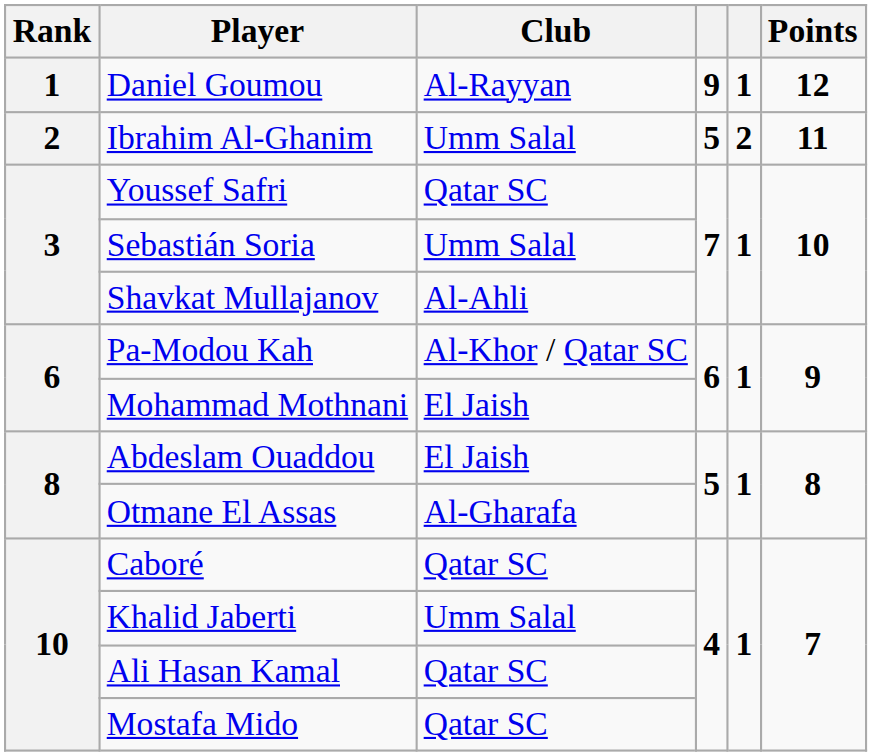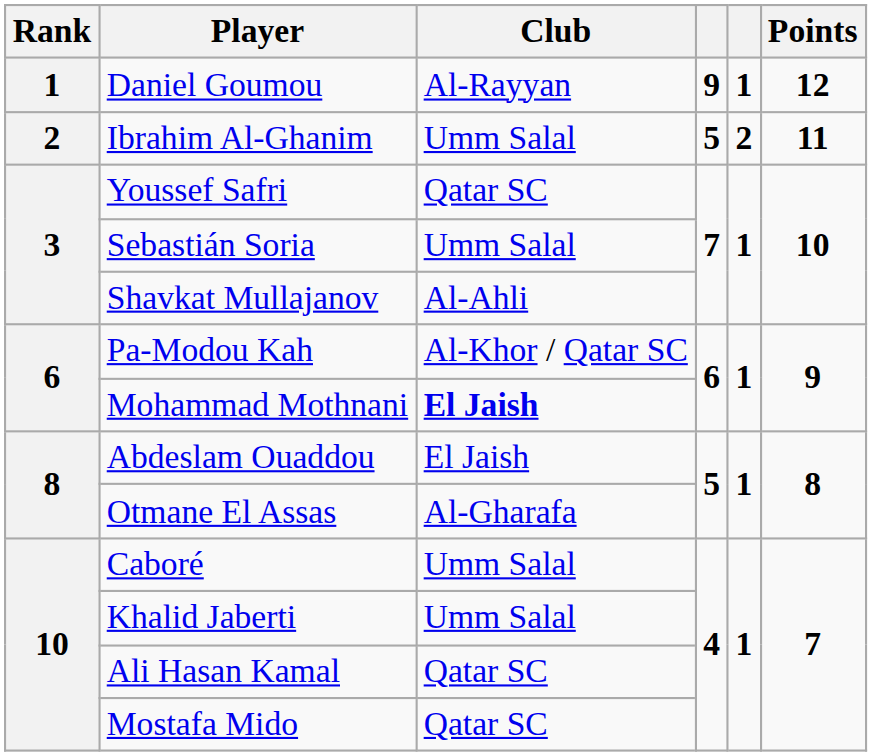(476, 404) normal -> (481, 404) bold
(486, 564) Qatar SC -> (500, 564) Umm Salal
